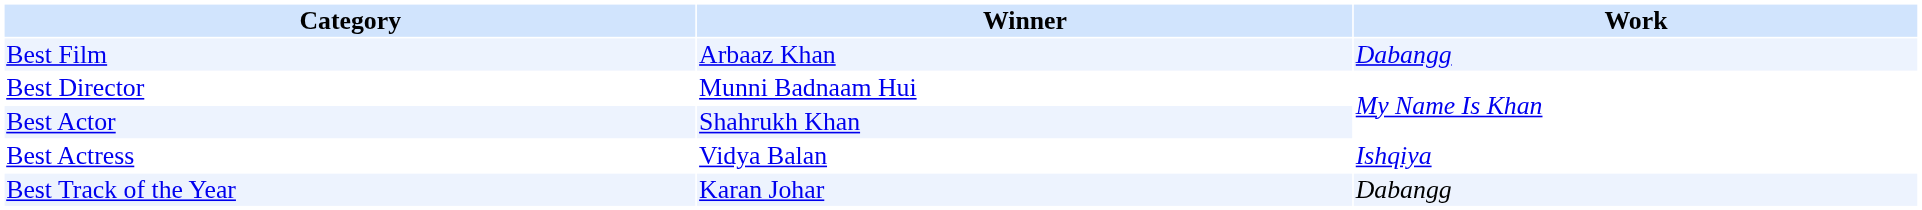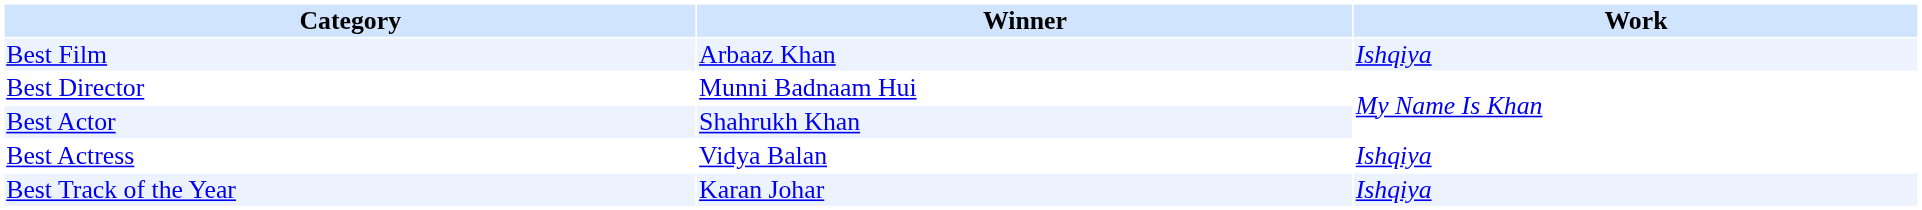(1404, 54) Dabangg -> (1394, 54) Ishqiya
(1404, 189) Dabangg -> (1394, 189) Ishqiya
